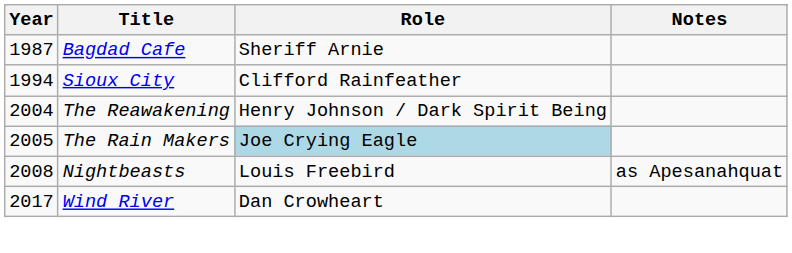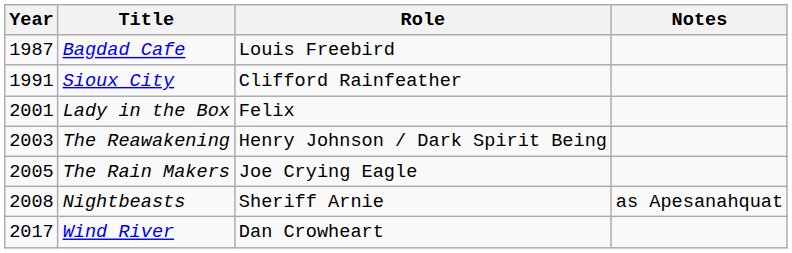(311, 50) Sheriff Arnie -> (317, 50) Louis Freebird
(31, 80) 1994 -> (31, 80) 1991
+ row: (146, 111)
(31, 111) 2004 -> (31, 141) 2003
(328, 141) lightblue background -> (328, 171) no background
(317, 171) Louis Freebird -> (311, 202) Sheriff Arnie
